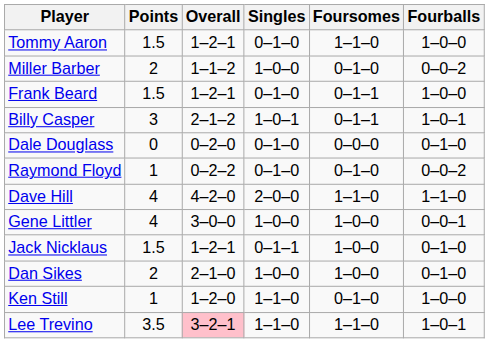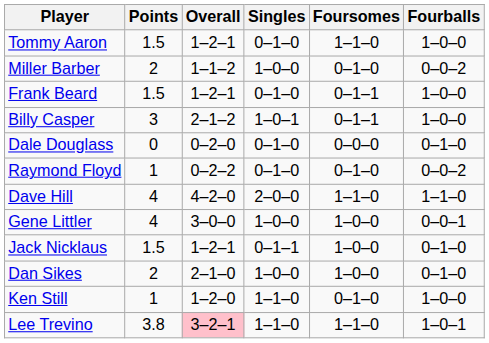(444, 119) 1–0–1 -> (444, 119) 1–0–0
(154, 324) 3.5 -> (154, 324) 3.8
